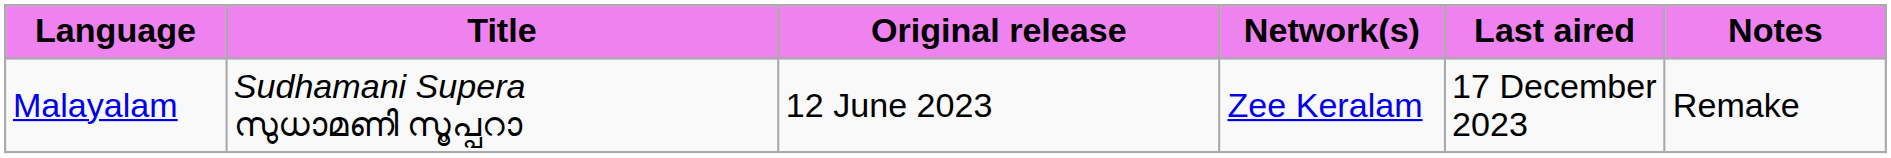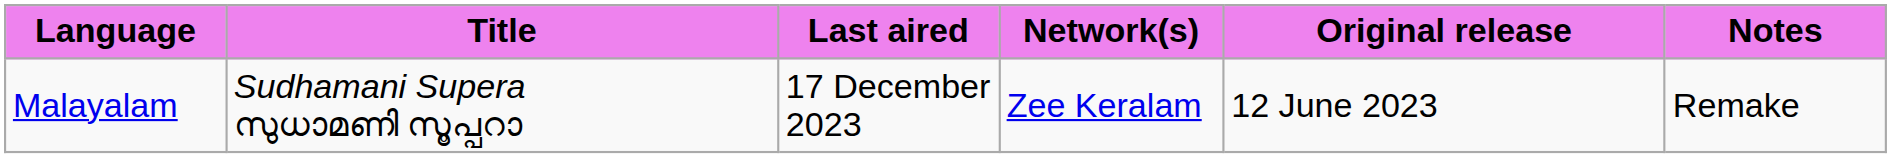columns swapped: (999, 31) <-> (1555, 31)
